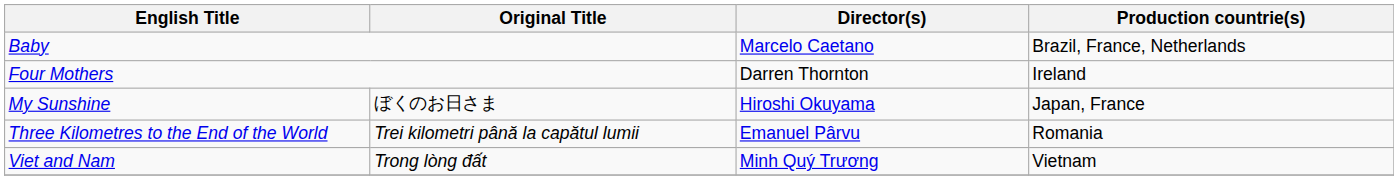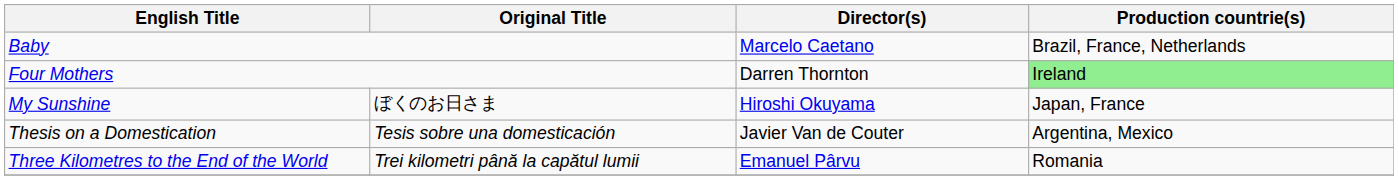(1059, 74) no background -> (1059, 74) lightgreen background
+ row: (112, 133)
- row: (62, 161)
